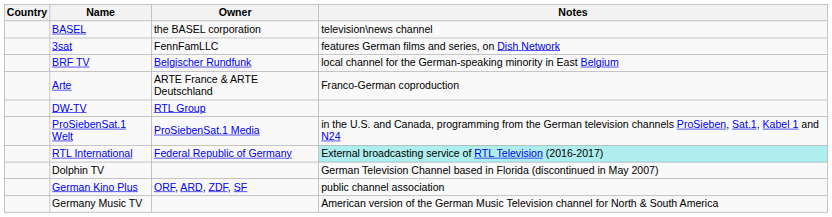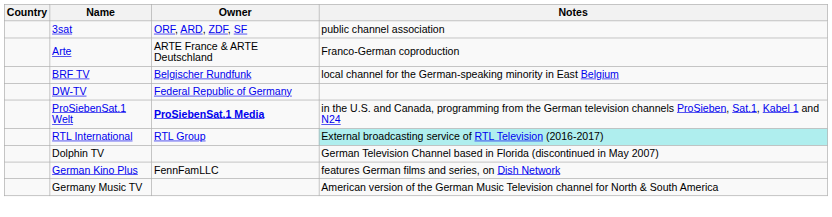- row: (69, 29)
(186, 46) FennFamLLC -> (201, 29) ORF, ARD, ZDF, SF
(441, 46) features German films and series, on Dish Network -> (383, 29) public channel association
rows swapped: (62, 85) <-> (71, 63)
(180, 108) RTL Group -> (223, 91) Federal Republic of Germany
(207, 131) normal -> (209, 114) bold
(223, 153) Federal Republic of Germany -> (180, 137) RTL Group
(201, 187) ORF, ARD, ZDF, SF -> (186, 170) FennFamLLC
(383, 187) public channel association -> (441, 170) features German films and series, on Dish Network
